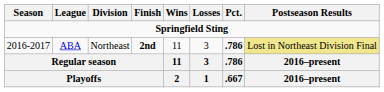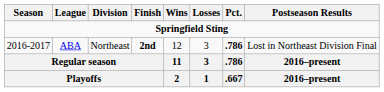(177, 46) 11 -> (177, 46) 12
(312, 46) khaki background -> (312, 46) no background
